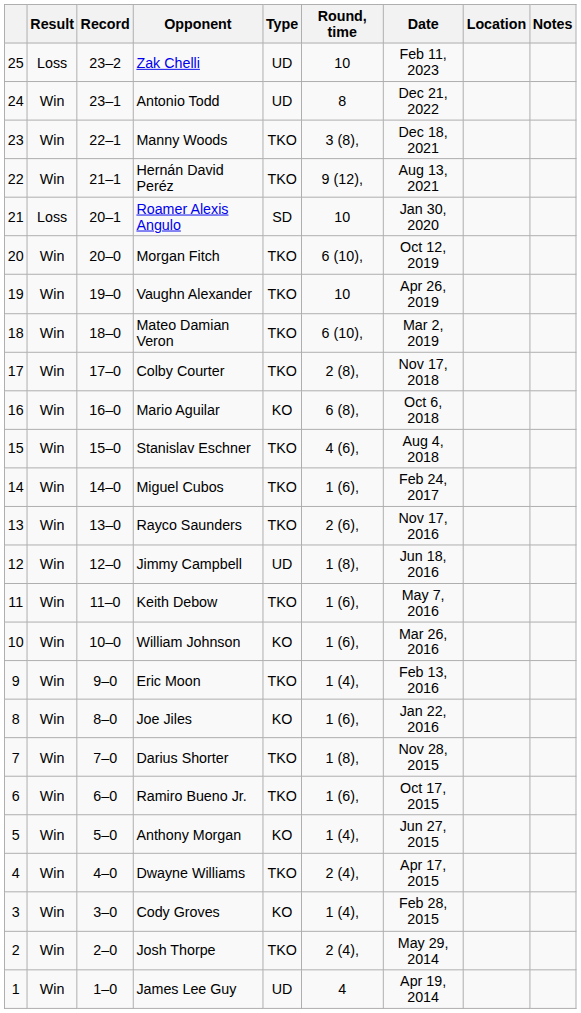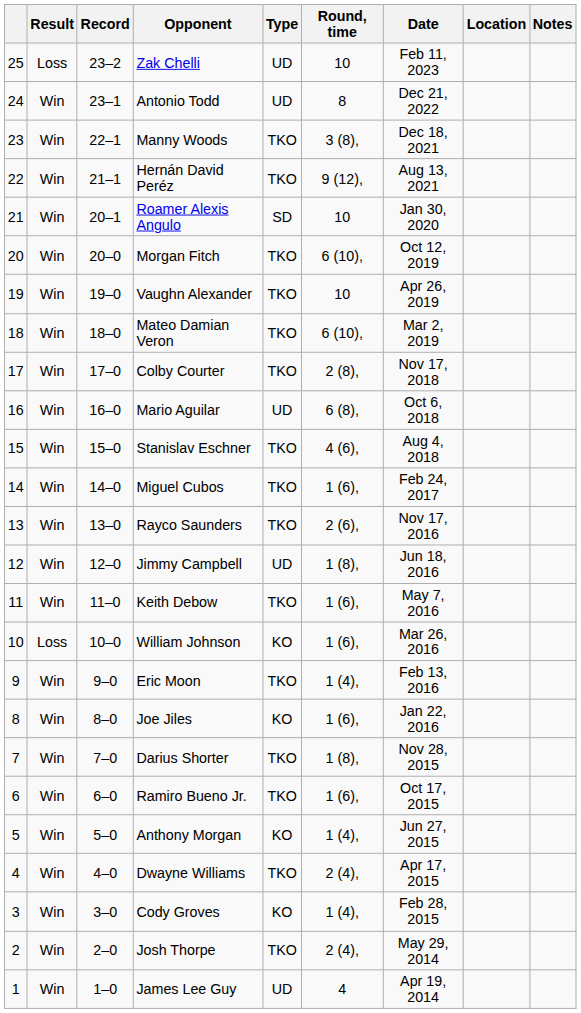(52, 217) Loss -> (52, 217) Win
(282, 410) KO -> (282, 410) UD
(52, 642) Win -> (52, 642) Loss
